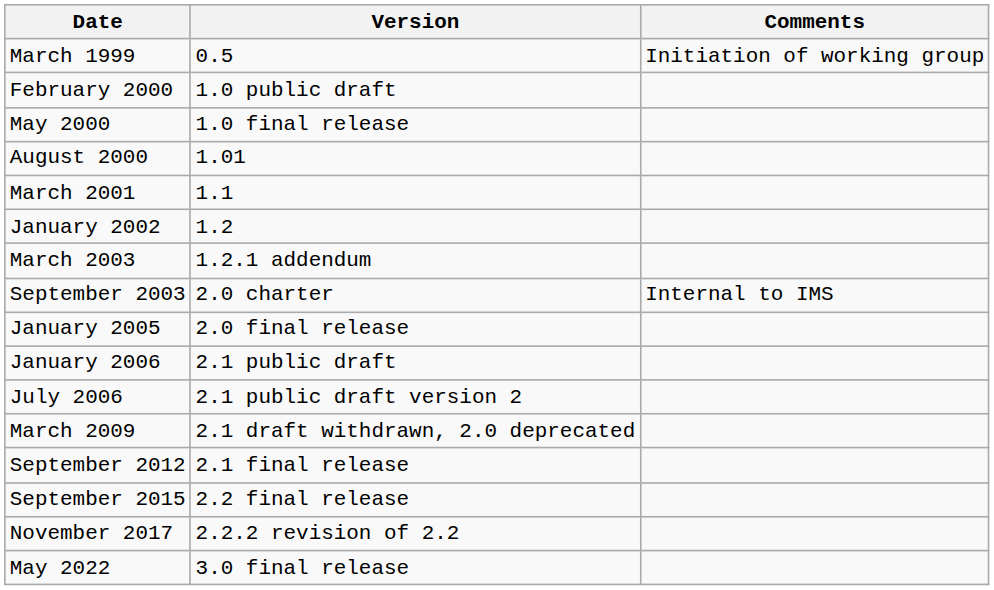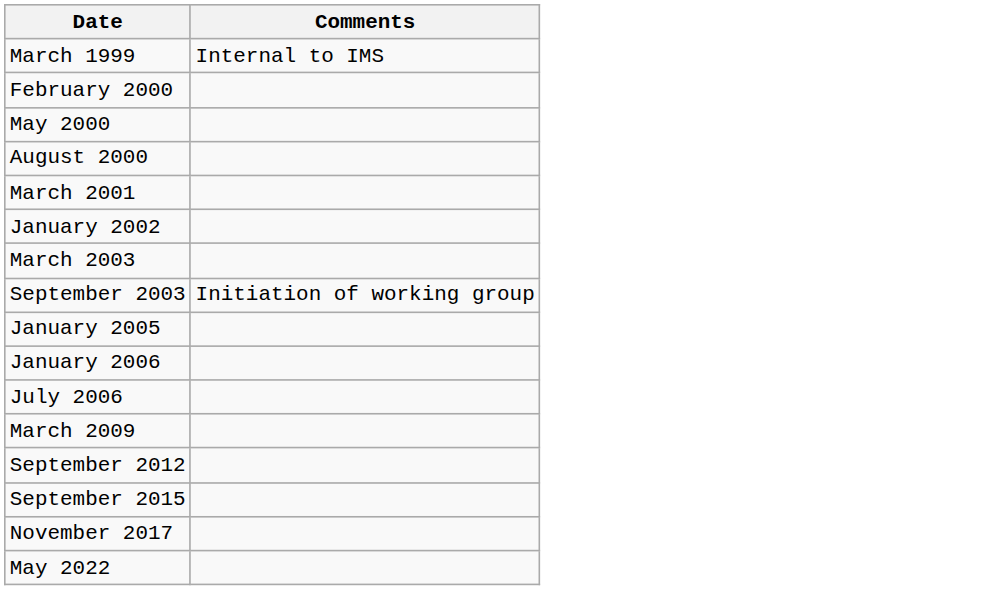- column: (415, 22)
(815, 56) Initiation of working group -> (290, 56) Internal to IMS
(739, 295) Internal to IMS -> (365, 295) Initiation of working group
